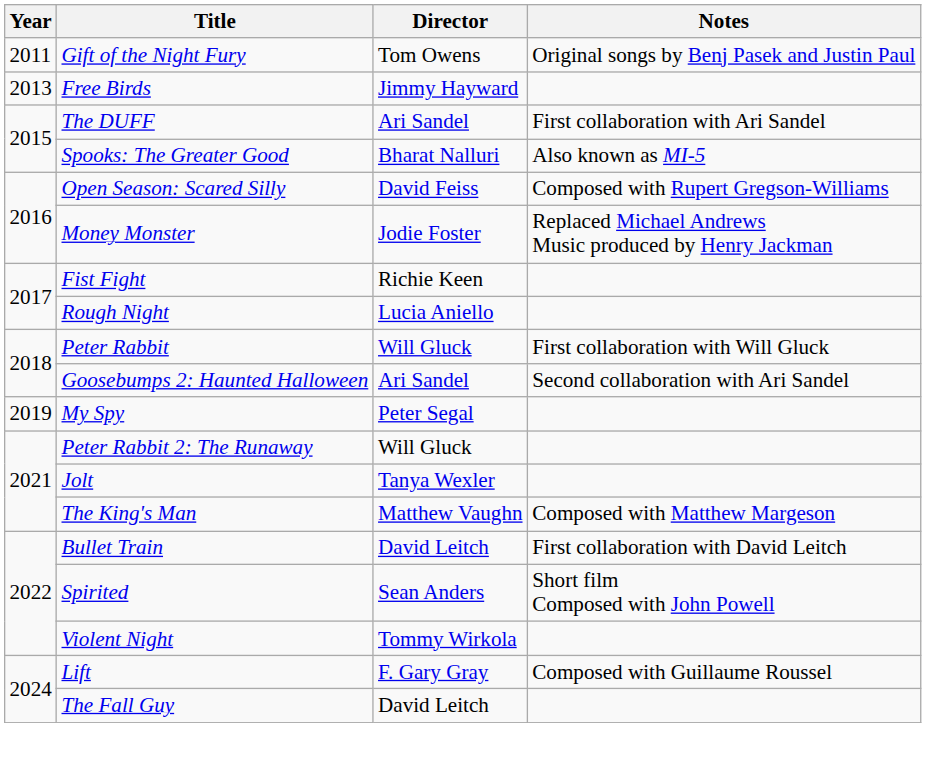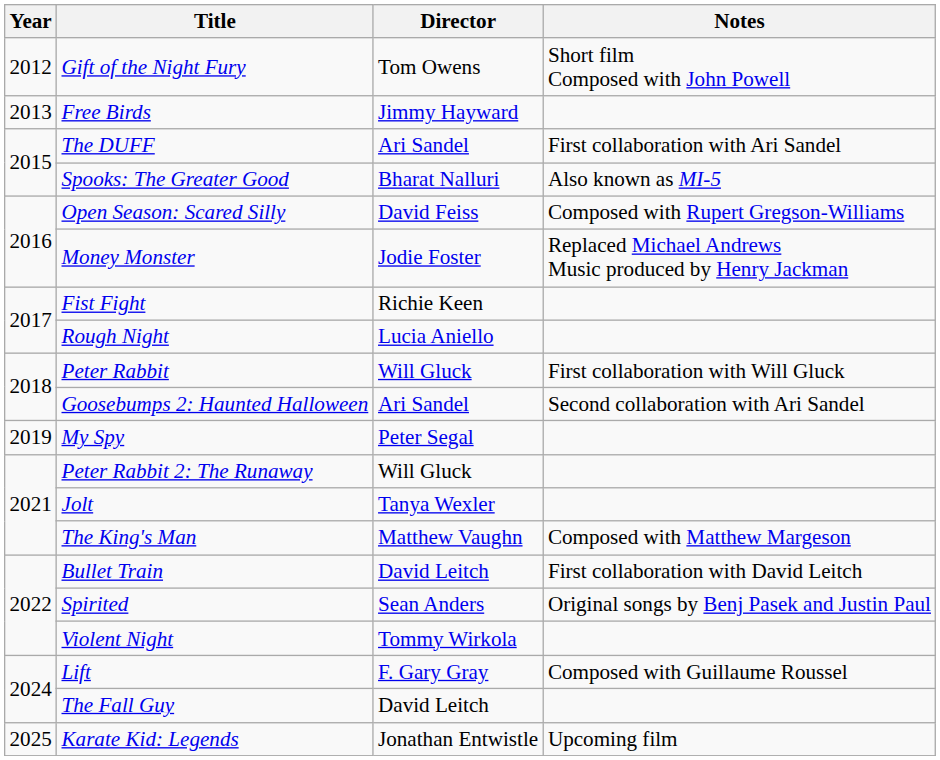(30, 54) 2011 -> (31, 66) 2012
(724, 54) Original songs by Benj Pasek and Justin Paul -> (669, 66) Short film Composed with John Powell
(653, 592) Short film Composed with John Powell -> (739, 604) Original songs by Benj Pasek and Justin Paul
+ row: (150, 738)
